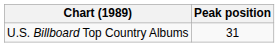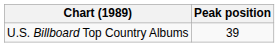(232, 32) 31 -> (232, 32) 39
